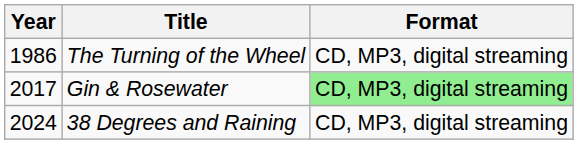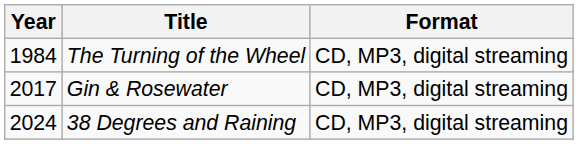(33, 55) 1986 -> (33, 55) 1984
(442, 89) lightgreen background -> (442, 89) no background
